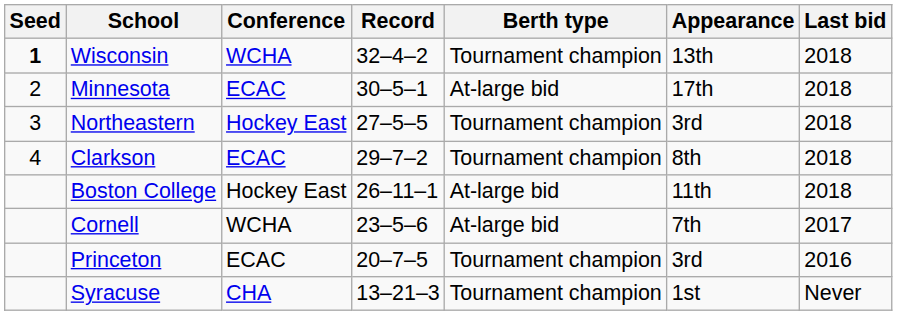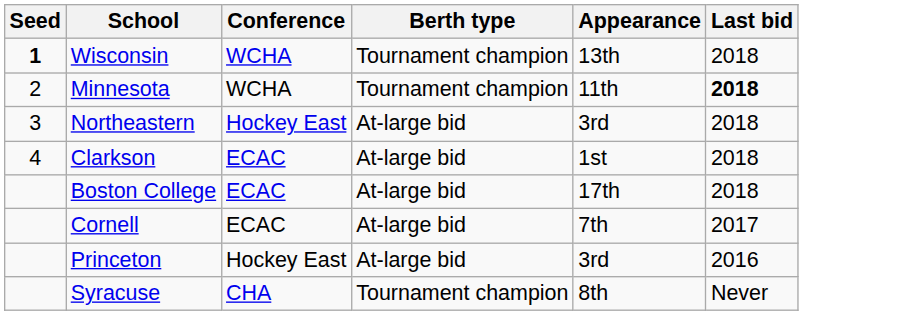- column: (398, 21)
(256, 89) ECAC -> (259, 89) WCHA
(504, 89) At-large bid -> (462, 89) Tournament champion
(693, 89) 17th -> (598, 89) 11th
(828, 89) normal -> (735, 89) bold
(556, 123) Tournament champion -> (411, 123) At-large bid
(556, 157) Tournament champion -> (411, 157) At-large bid
(687, 157) 8th -> (593, 157) 1st
(286, 191) Hockey East -> (256, 191) ECAC
(692, 191) 11th -> (599, 191) 17th
(259, 225) WCHA -> (256, 225) ECAC
(256, 259) ECAC -> (286, 259) Hockey East
(556, 259) Tournament champion -> (411, 259) At-large bid
(686, 293) 1st -> (593, 293) 8th
